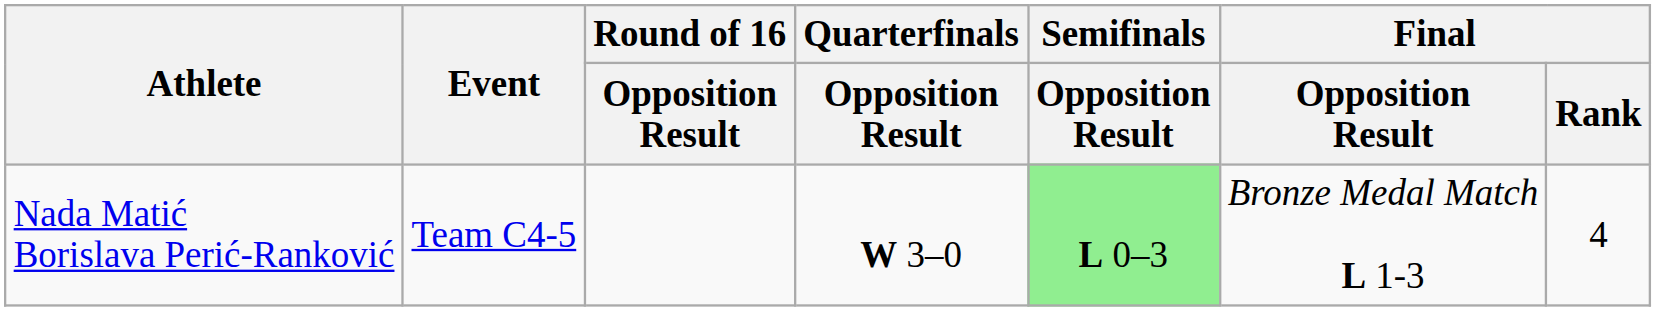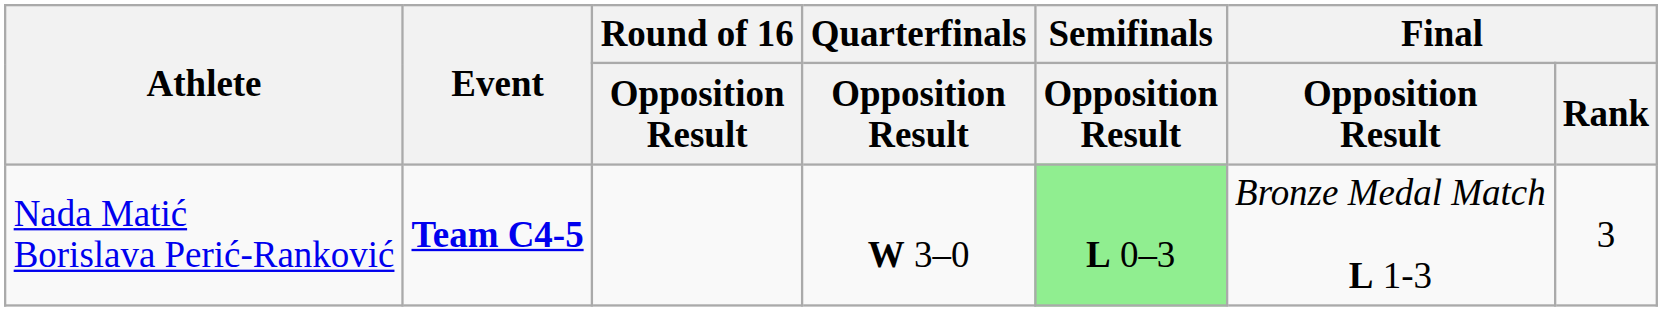(494, 234) normal -> (498, 234) bold
(1598, 234) 4 -> (1606, 234) 3
